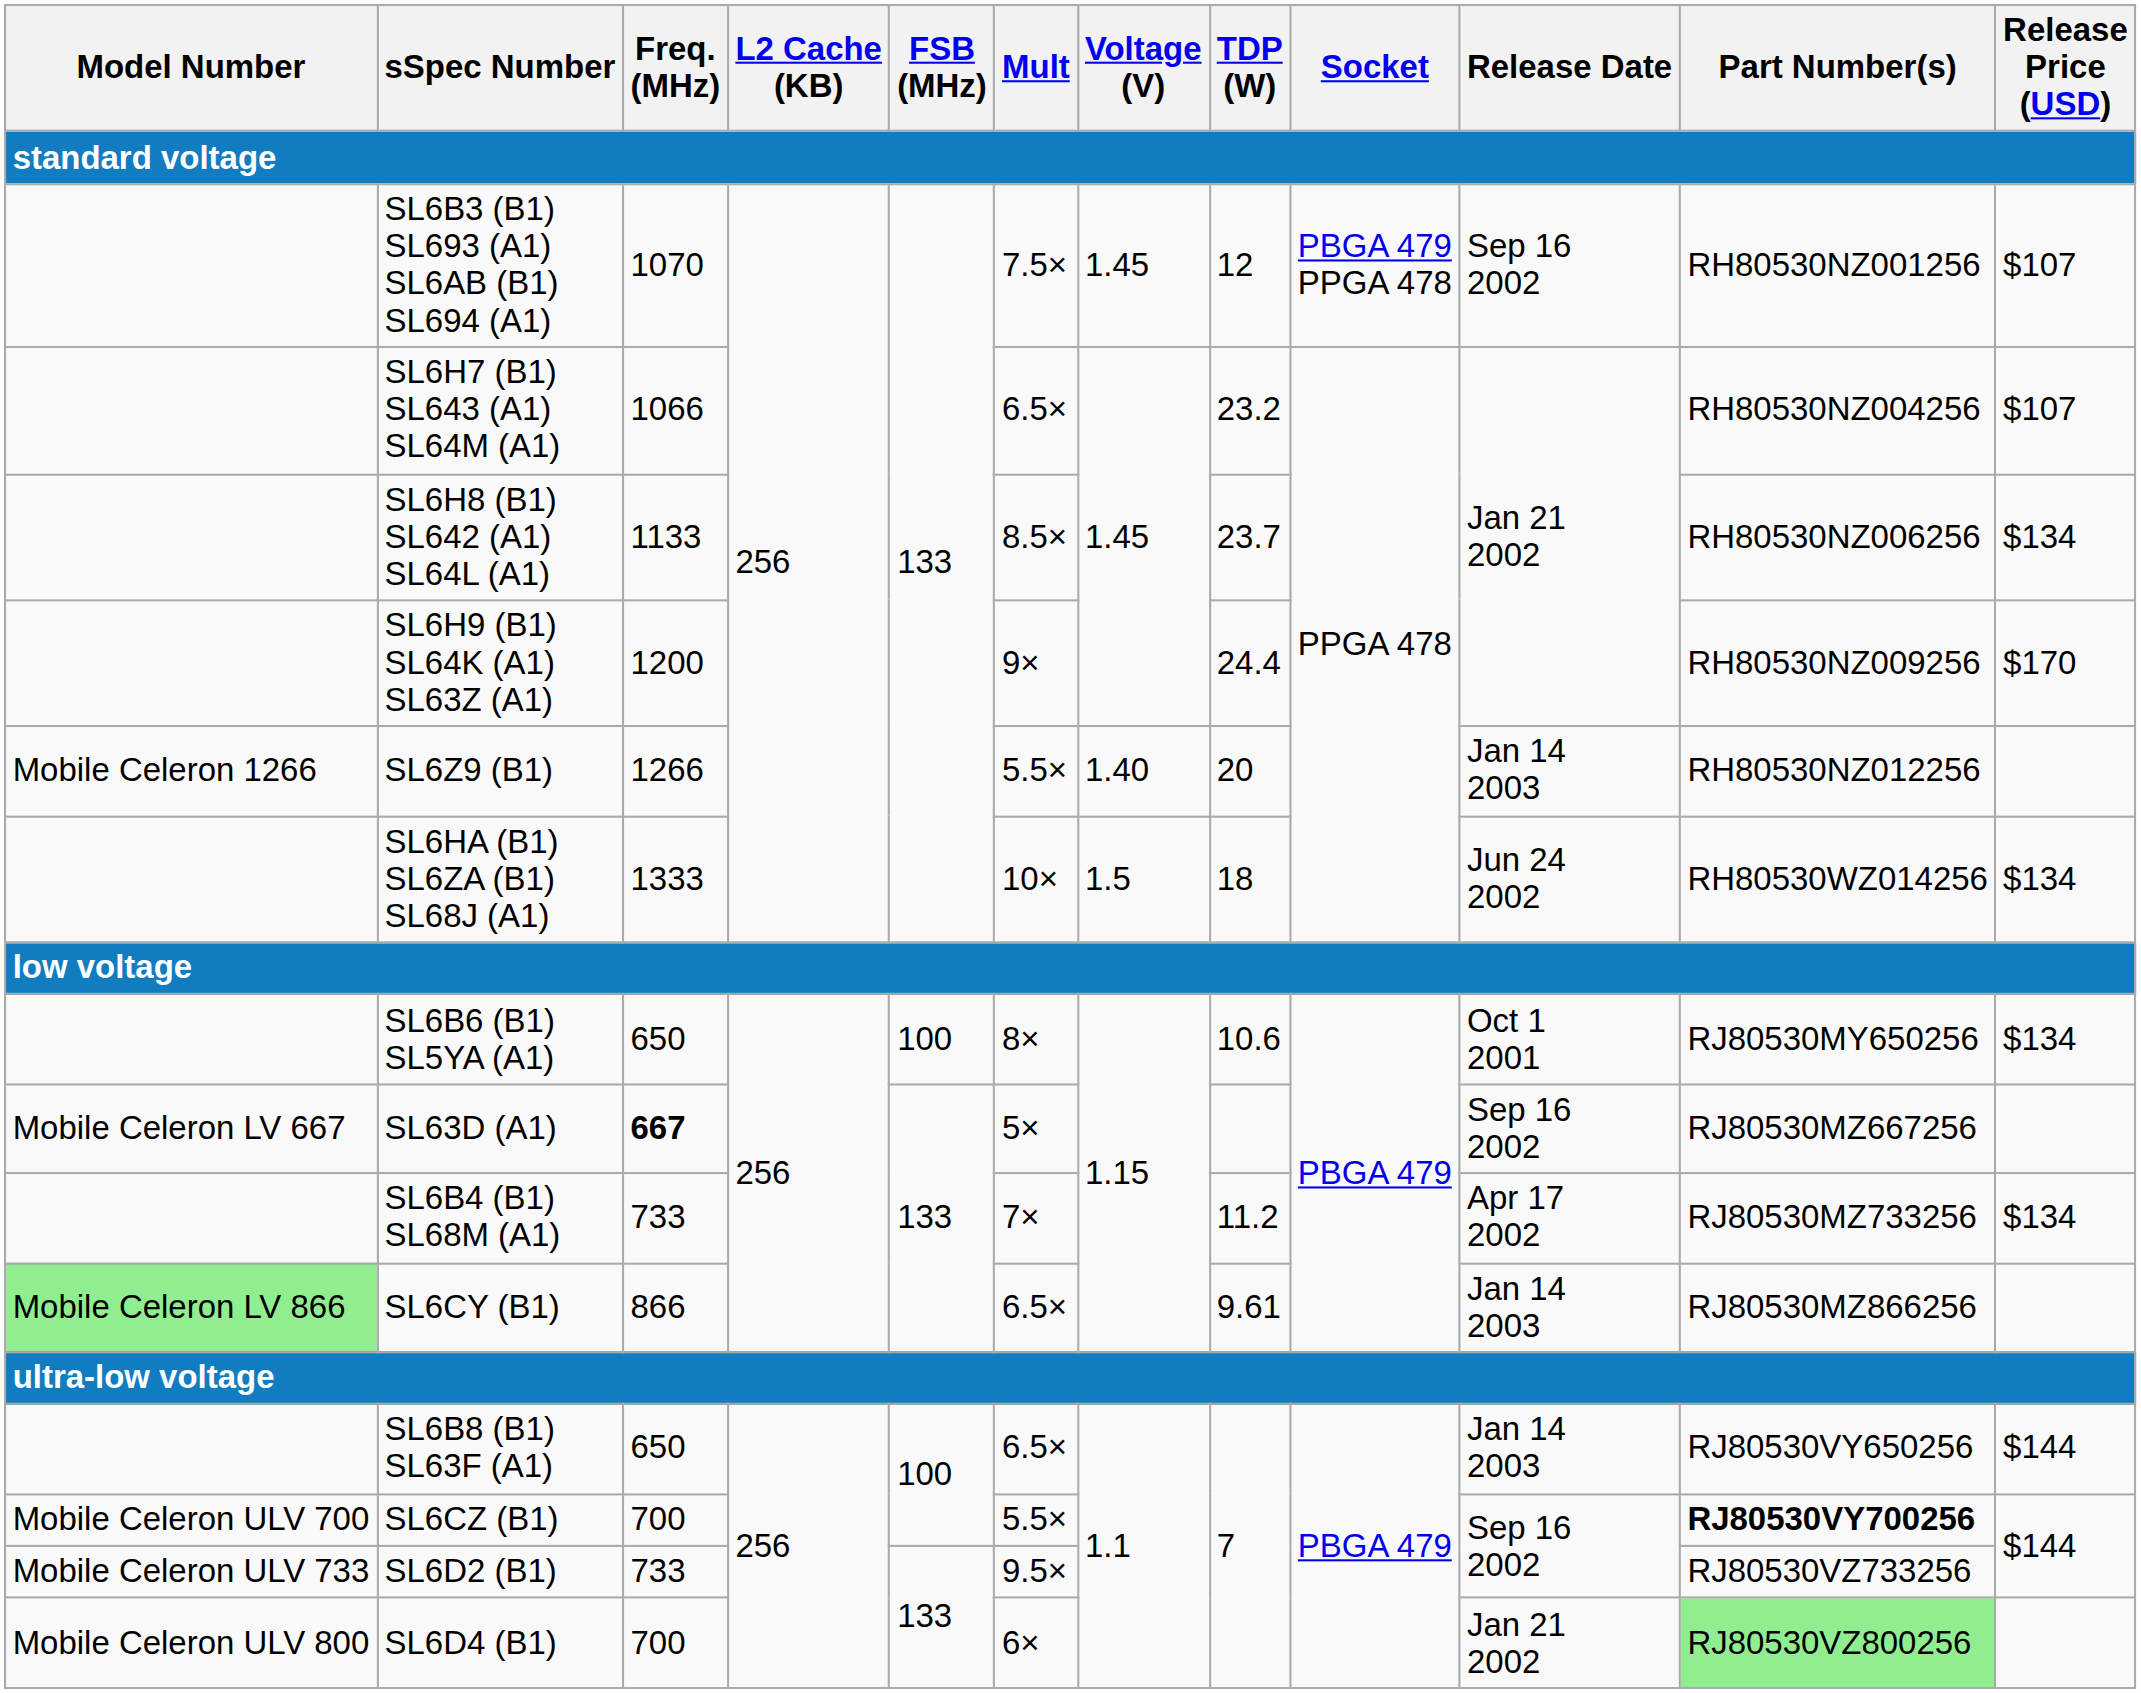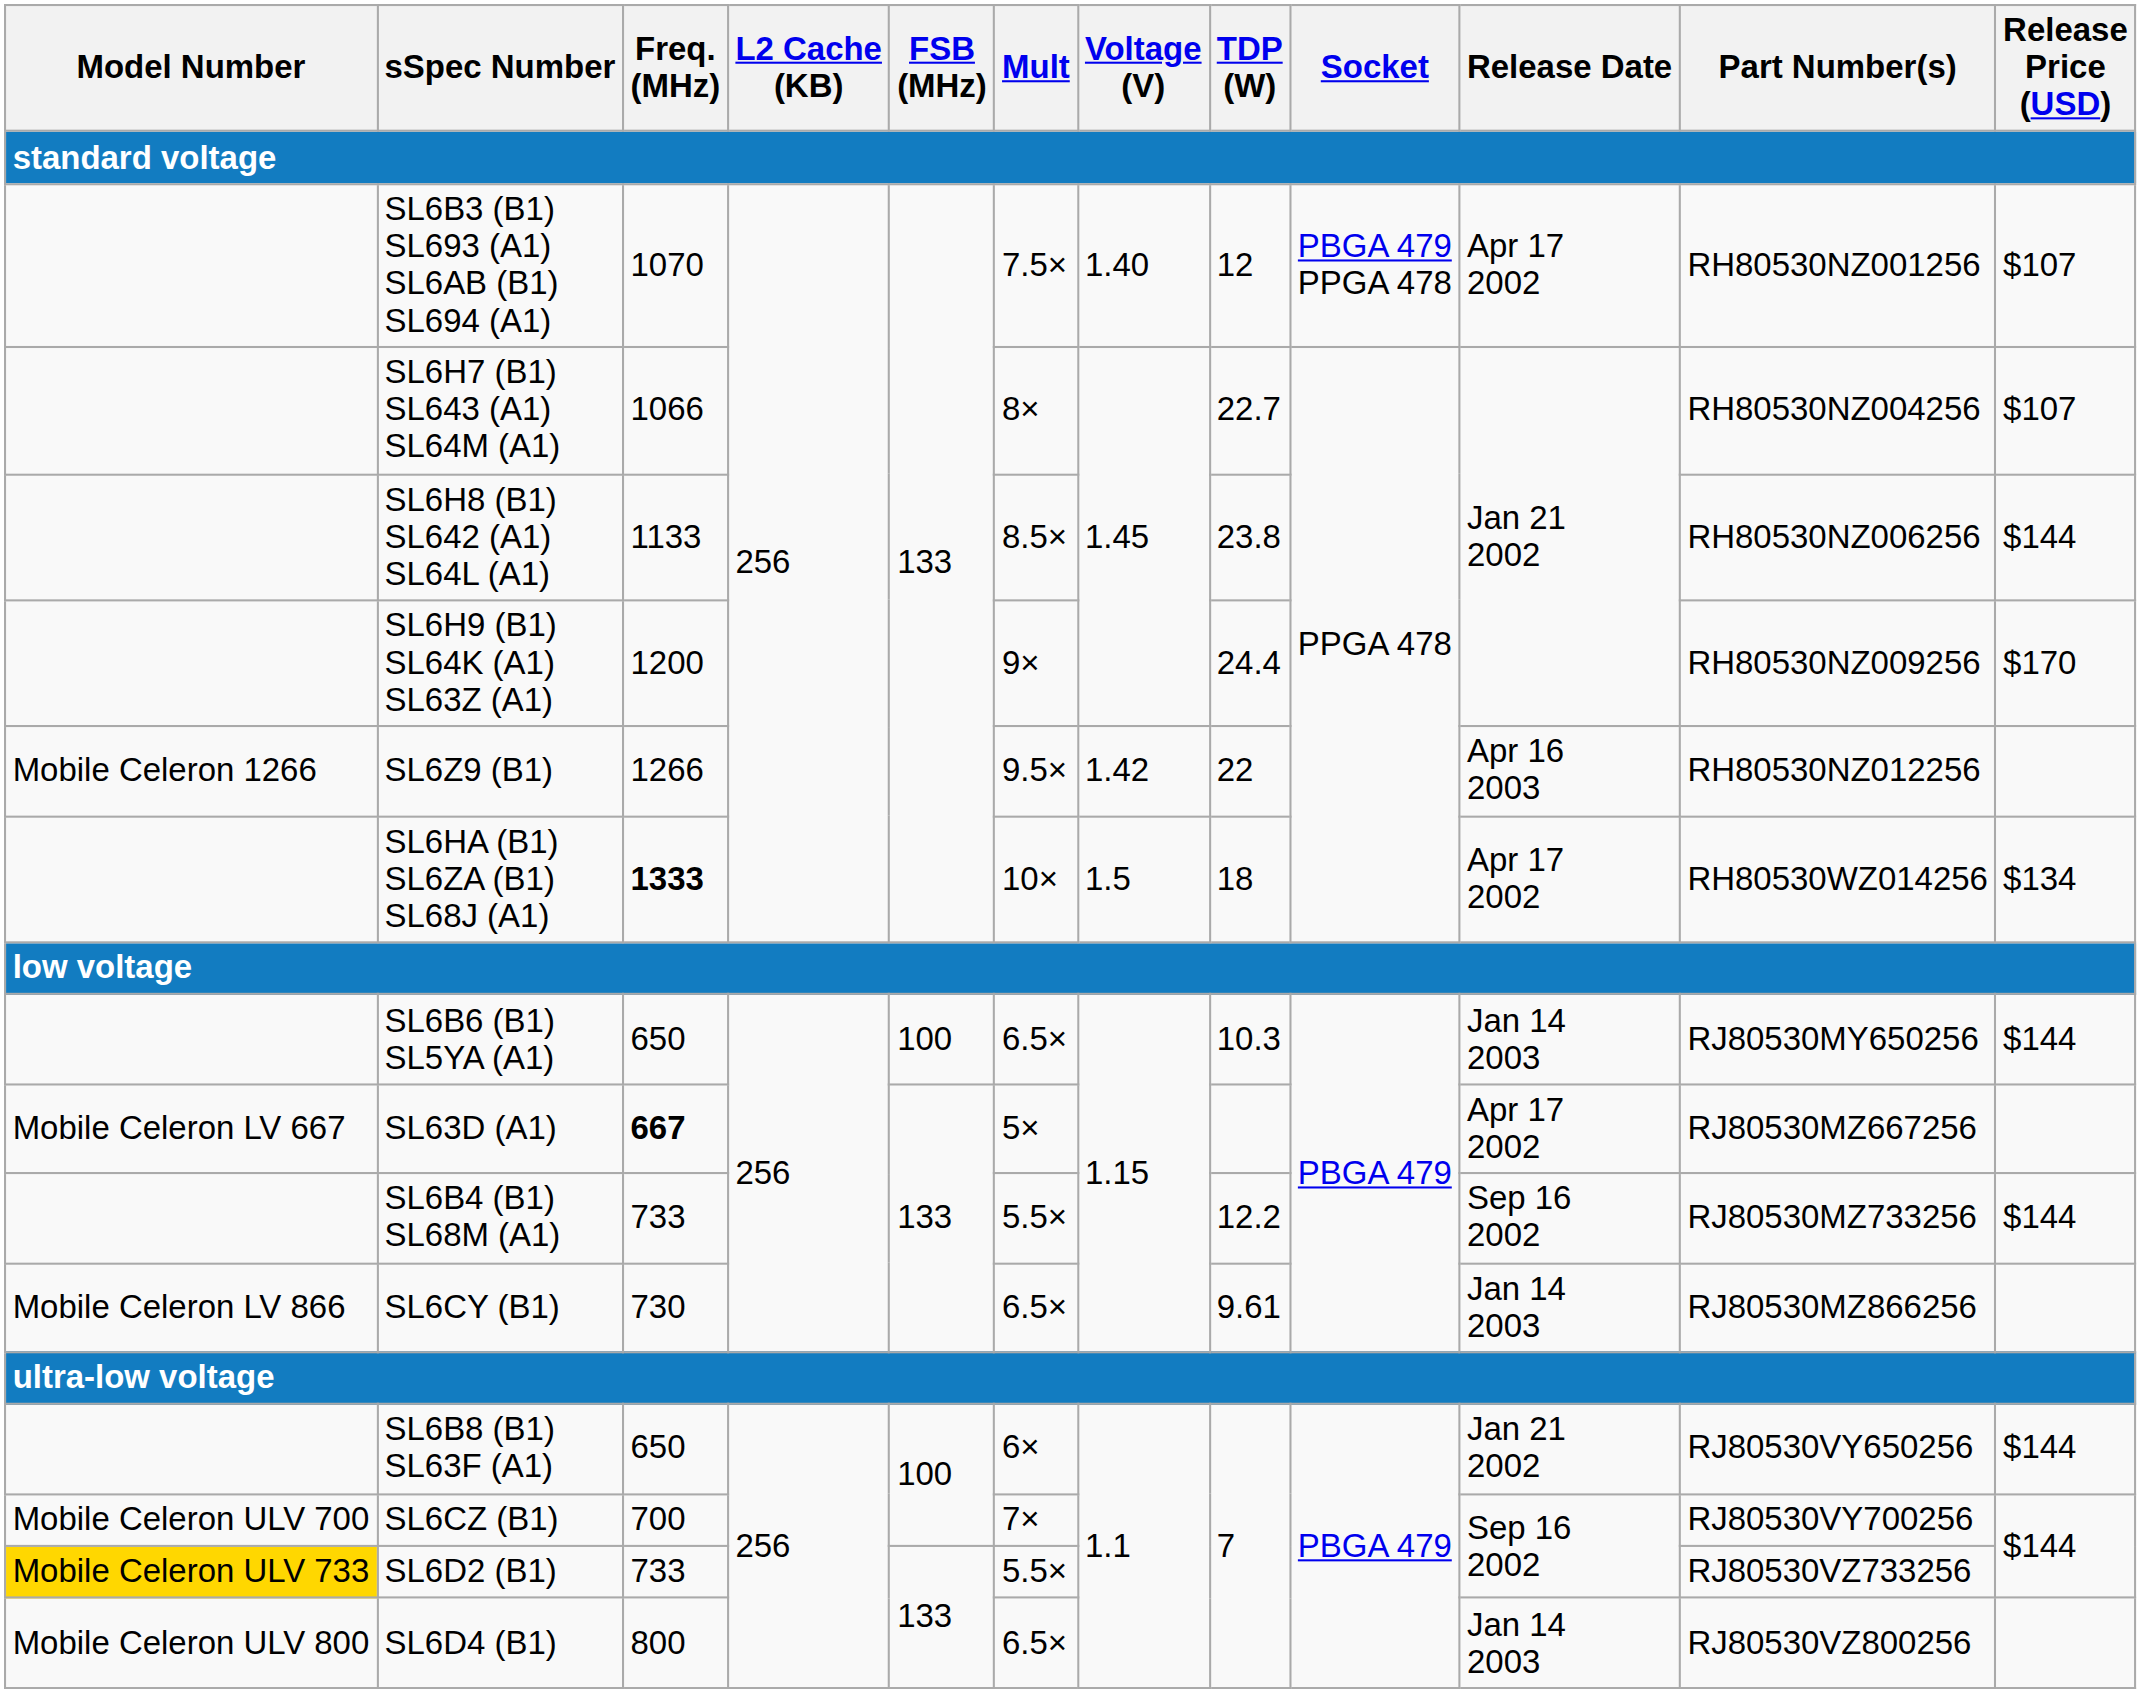(1117, 264) 1.45 -> (1117, 264) 1.40
(1519, 264) Sep 16 2002 -> (1516, 264) Apr 17 2002
(1035, 409) 6.5× -> (1021, 409) 8×
(1249, 409) 23.2 -> (1249, 409) 22.7
(1249, 536) 23.7 -> (1249, 536) 23.8
(2040, 536) $134 -> (2040, 536) $144
(1035, 770) 5.5× -> (1035, 770) 9.5×
(1117, 770) 1.40 -> (1117, 770) 1.42
(1235, 770) 20 -> (1235, 770) 22
(1516, 770) Jan 14 2003 -> (1516, 770) Apr 16 2003
(667, 878) normal -> (667, 878) bold
(1516, 878) Jun 24 2002 -> (1516, 878) Apr 17 2002
(1021, 1038) 8× -> (1035, 1038) 6.5×
(1249, 1038) 10.6 -> (1249, 1038) 10.3
(1506, 1038) Oct 1 2001 -> (1516, 1038) Jan 14 2003
(2040, 1038) $134 -> (2040, 1038) $144
(1519, 1128) Sep 16 2002 -> (1516, 1128) Apr 17 2002
(1021, 1217) 7× -> (1035, 1217) 5.5×
(1248, 1217) 11.2 -> (1249, 1217) 12.2
(1516, 1217) Apr 17 2002 -> (1519, 1217) Sep 16 2002
(2040, 1217) $134 -> (2040, 1217) $144
(179, 1306) lightgreen background -> (179, 1306) no background
(658, 1306) 866 -> (658, 1306) 730
(1035, 1448) 6.5× -> (1021, 1448) 6×
(1516, 1448) Jan 14 2003 -> (1516, 1448) Jan 21 2002
(1035, 1519) 5.5× -> (1021, 1519) 7×
(1831, 1519) bold -> (1830, 1519) normal
(191, 1571) no background -> (191, 1571) gold background
(1035, 1571) 9.5× -> (1035, 1571) 5.5×
(658, 1642) 700 -> (658, 1642) 800
(1021, 1642) 6× -> (1035, 1642) 6.5×
(1516, 1642) Jan 21 2002 -> (1516, 1642) Jan 14 2003
(1829, 1642) lightgreen background -> (1829, 1642) no background
